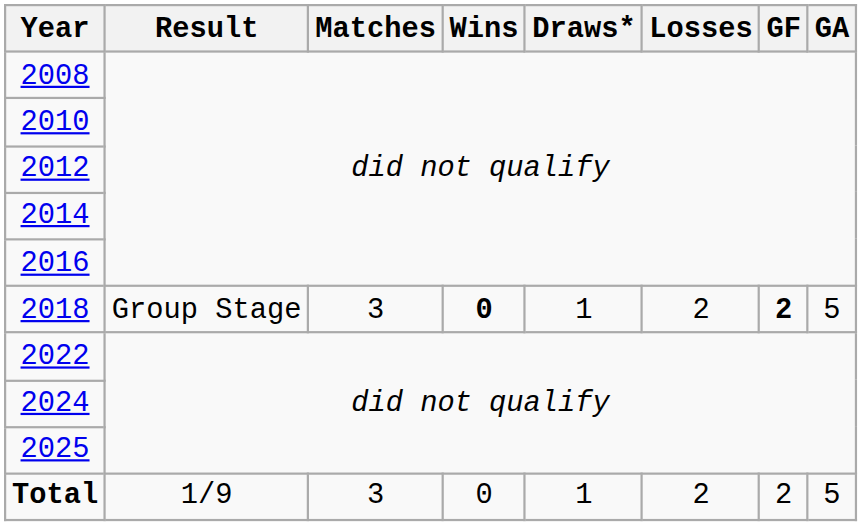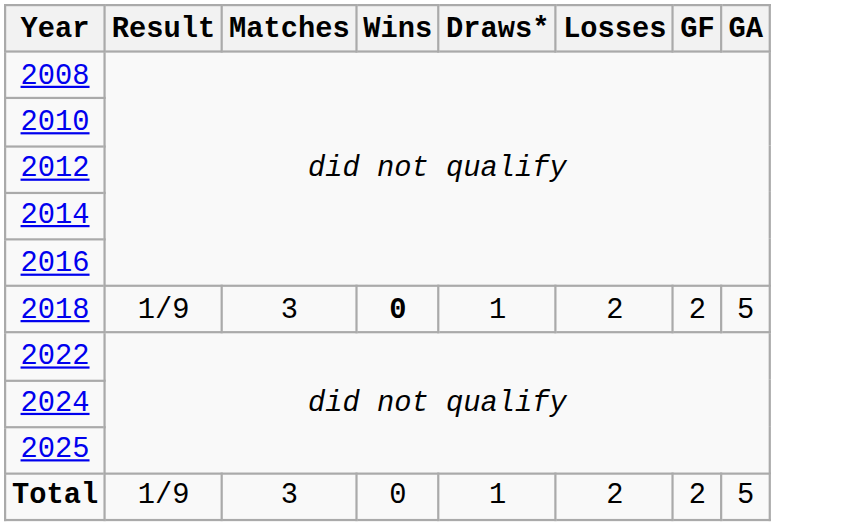(207, 309) Group Stage -> (164, 309) 1/9
(784, 309) bold -> (697, 309) normal
